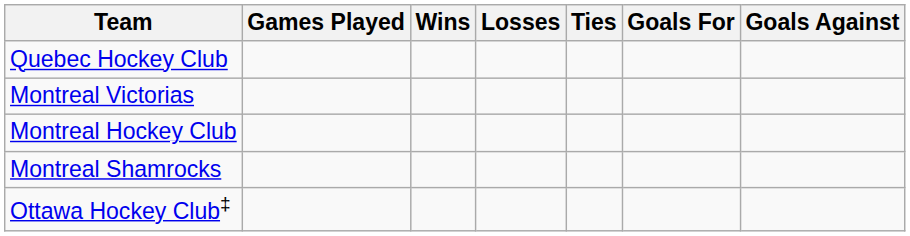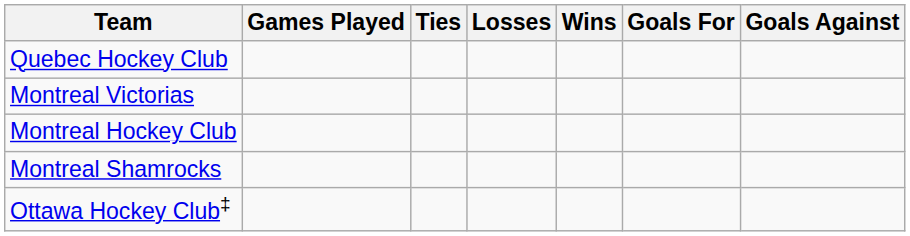columns swapped: (443, 22) <-> (594, 22)
